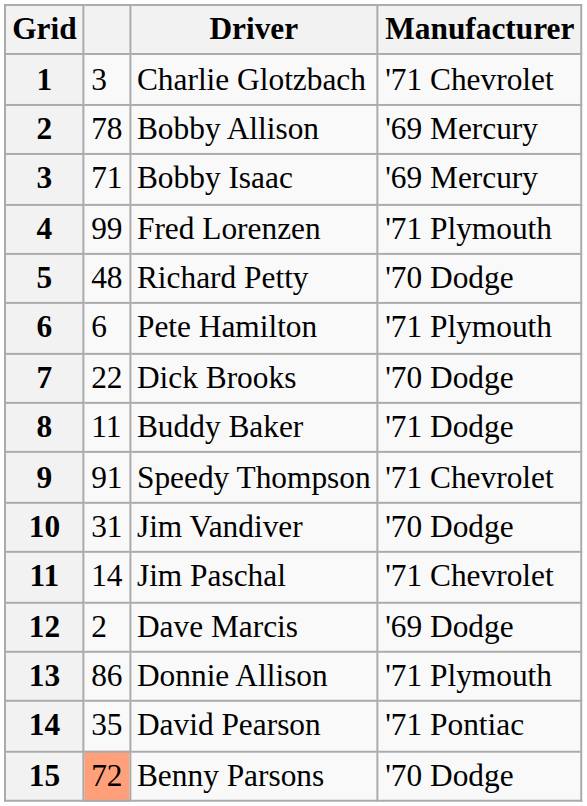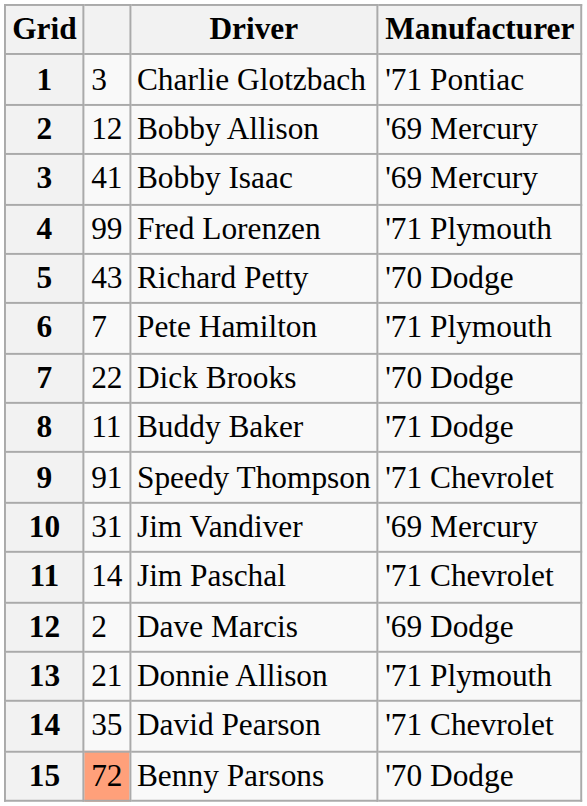(469, 79) '71 Chevrolet -> (455, 79) '71 Pontiac
(107, 128) 78 -> (107, 128) 12
(107, 178) 71 -> (107, 178) 41
(107, 278) 48 -> (107, 278) 43
(99, 327) 6 -> (99, 327) 7
(449, 526) '70 Dodge -> (462, 526) '69 Mercury
(107, 675) 86 -> (107, 675) 21
(455, 725) '71 Pontiac -> (469, 725) '71 Chevrolet
